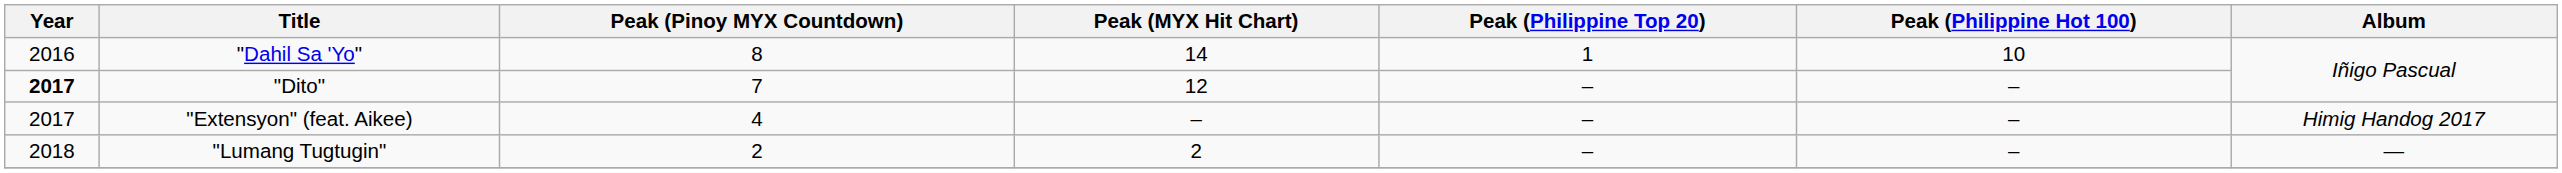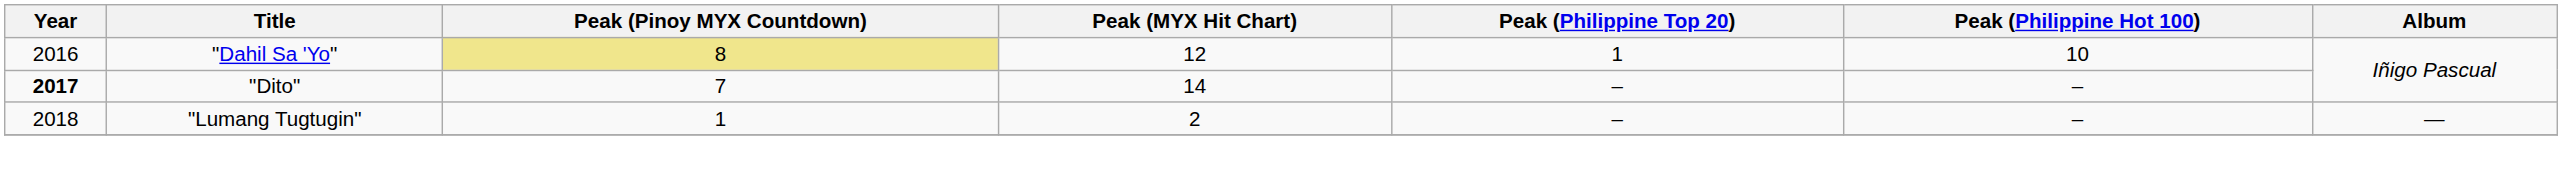(757, 54) no background -> (720, 54) khaki background
(1196, 54) 14 -> (1195, 54) 12
(1196, 86) 12 -> (1195, 86) 14
- row: (299, 119)
(757, 152) 2 -> (720, 119) 1
